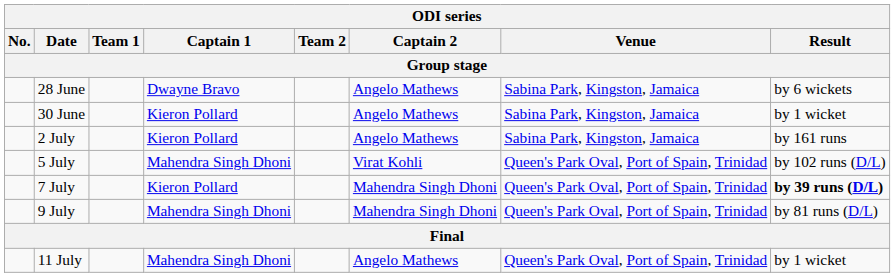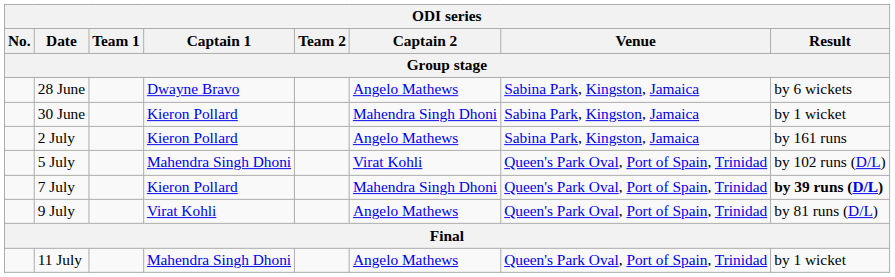(406, 114) Angelo Mathews -> (425, 114) Mahendra Singh Dhoni
(219, 211) Mahendra Singh Dhoni -> (182, 211) Virat Kohli
(425, 211) Mahendra Singh Dhoni -> (406, 211) Angelo Mathews
